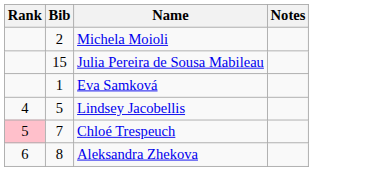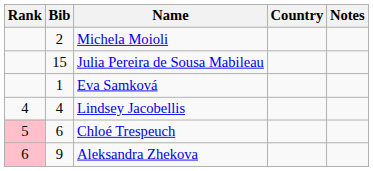+ column: (297, 16)
(59, 108) 5 -> (59, 108) 4
(59, 131) 7 -> (59, 131) 6
(25, 154) no background -> (25, 154) pink background
(59, 154) 8 -> (59, 154) 9
